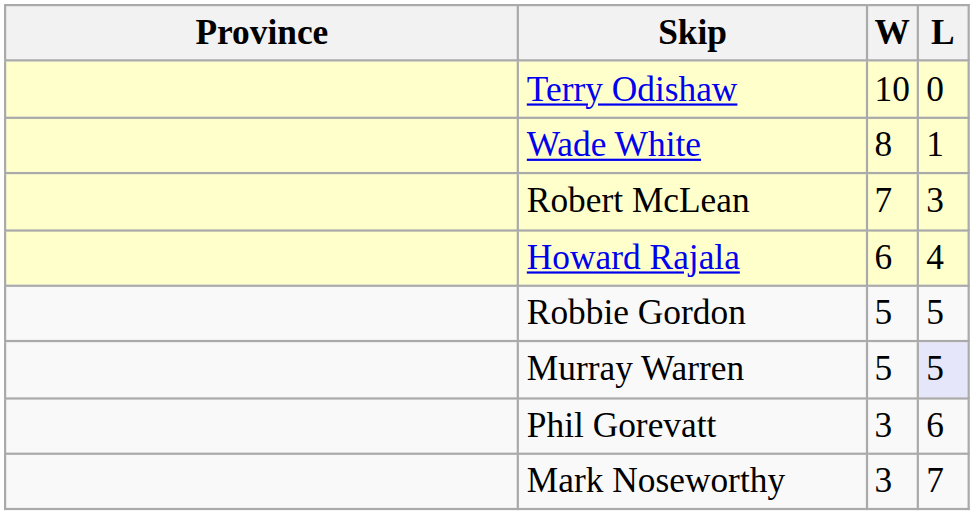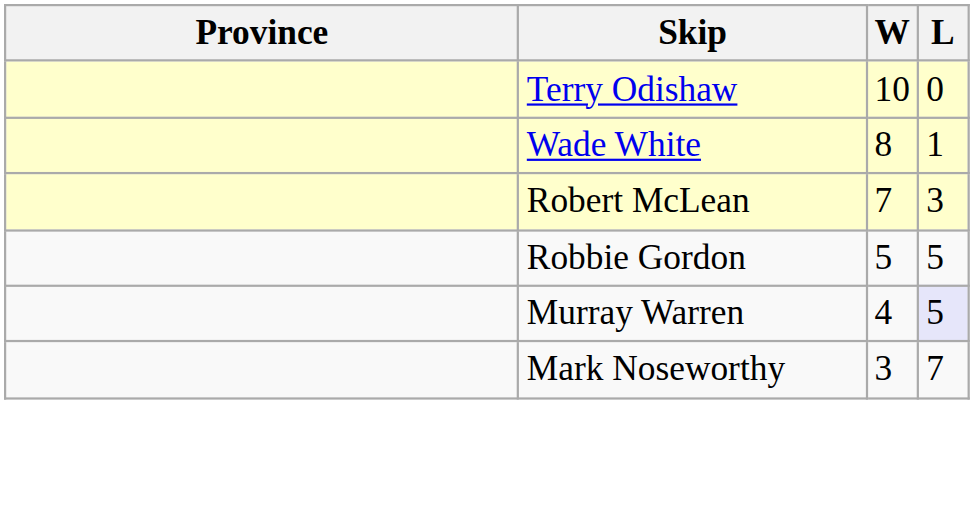- row: (633, 256)
(883, 369) 5 -> (883, 312) 4
- row: (622, 425)
